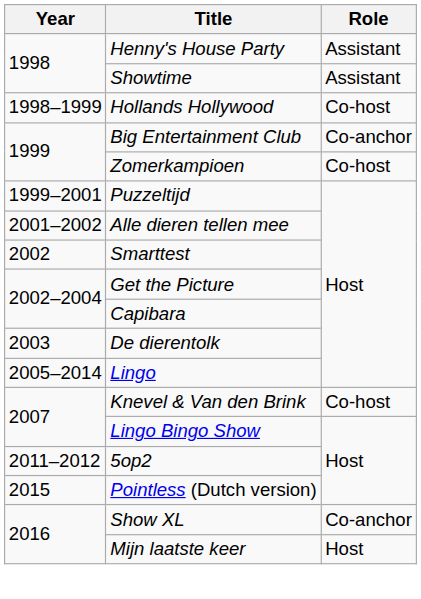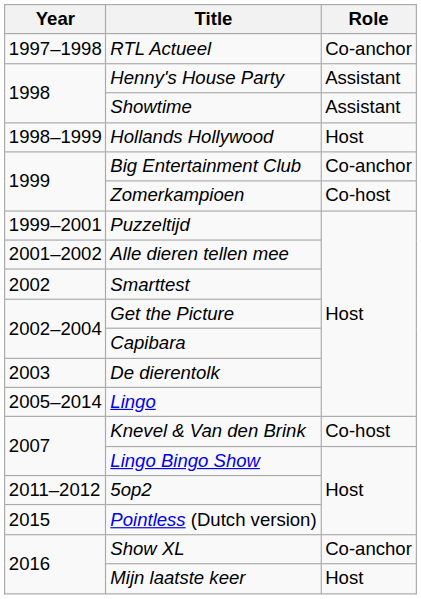+ row: (161, 48)
(358, 107) Co-host -> (344, 136) Host
